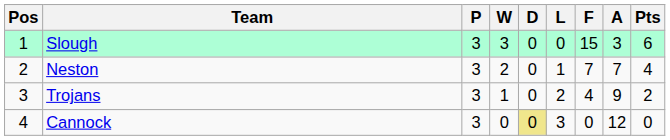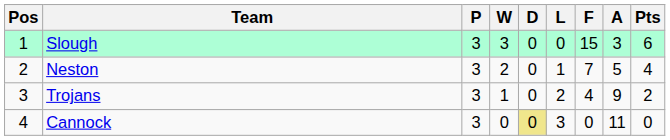(617, 69) 7 -> (617, 69) 5
(617, 122) 12 -> (617, 122) 11
